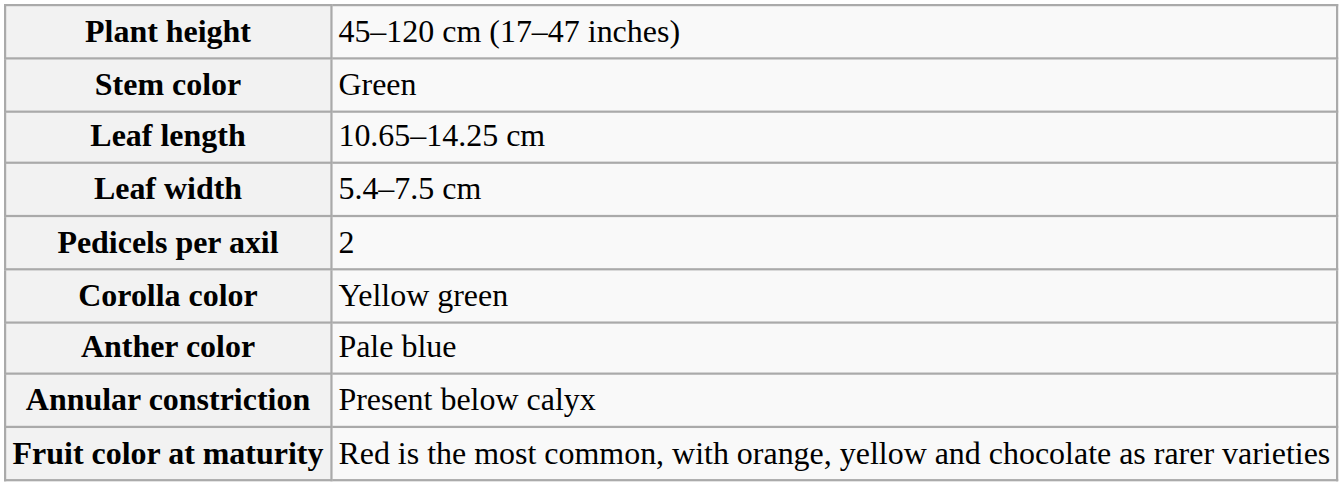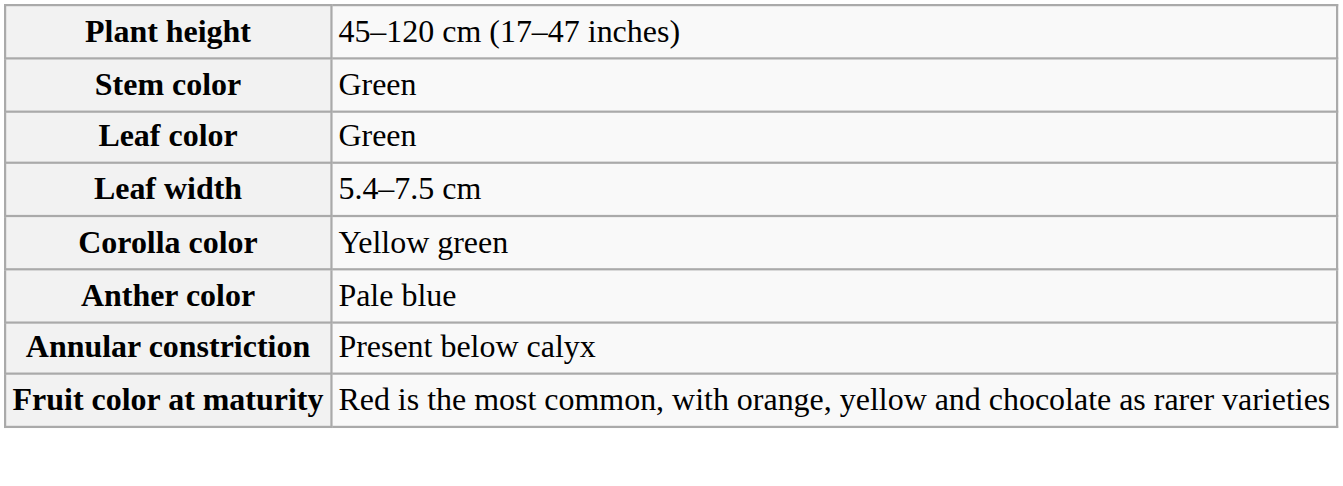+ row: (168, 136)
- row: (168, 136)
- row: (168, 242)
